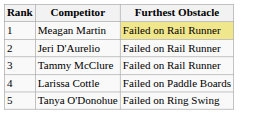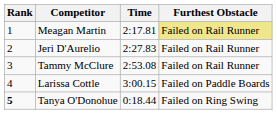+ column: (140, 13)
(10, 100) normal -> (10, 100) bold
